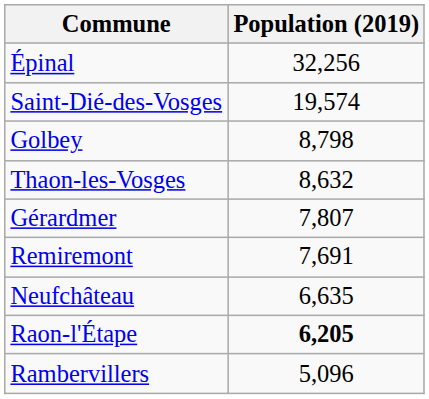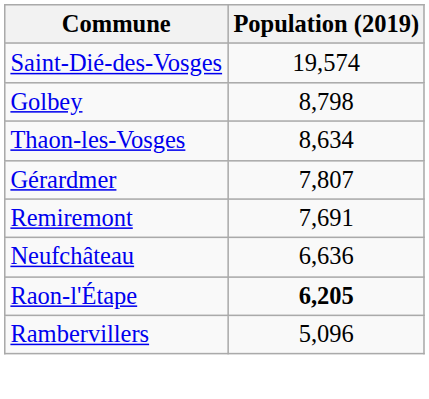- row: (42, 62)
(326, 179) 8,632 -> (326, 140) 8,634
(326, 295) 6,635 -> (326, 256) 6,636
